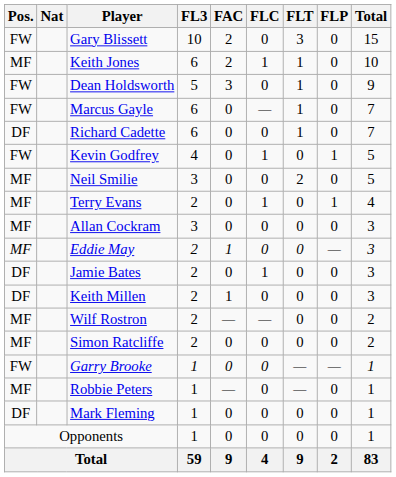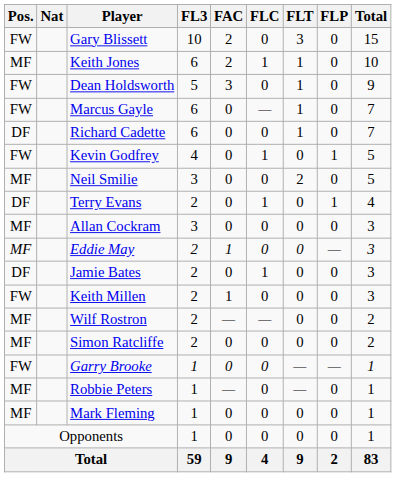(21, 202) MF -> (21, 202) DF
(21, 296) DF -> (21, 296) FW
(21, 413) DF -> (21, 413) MF
